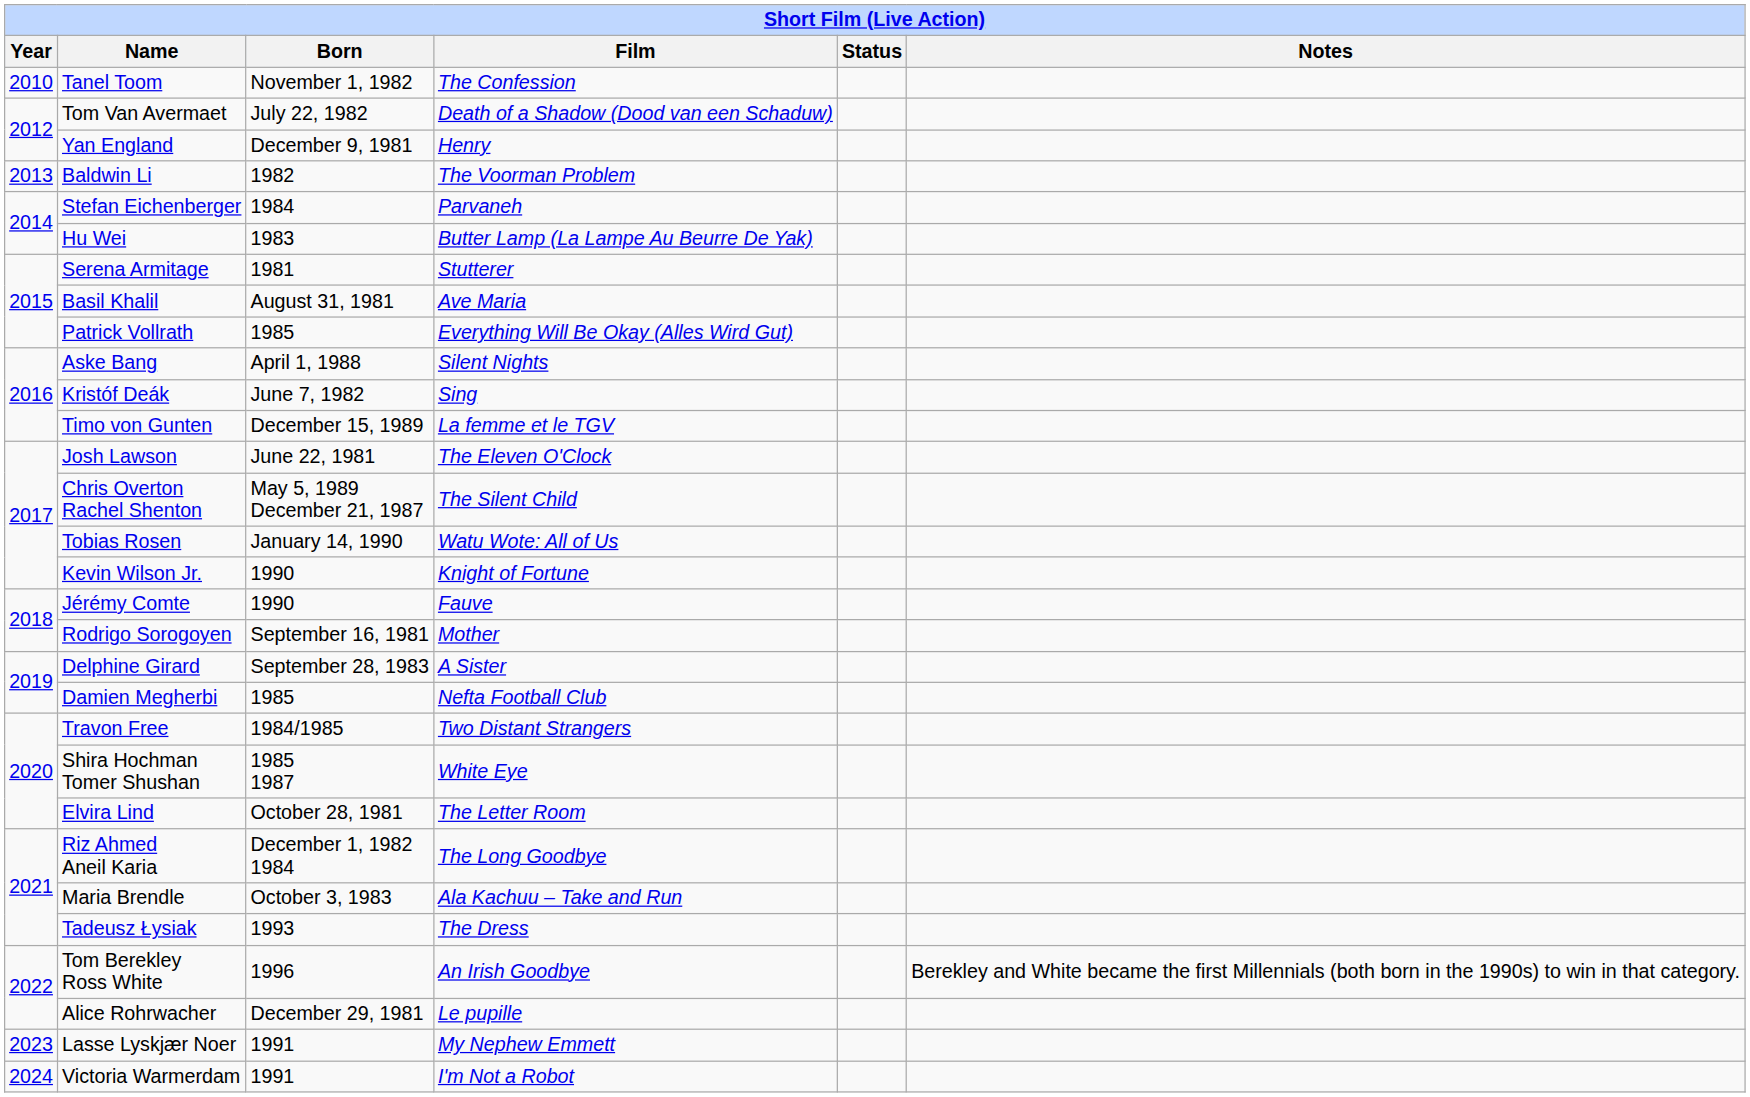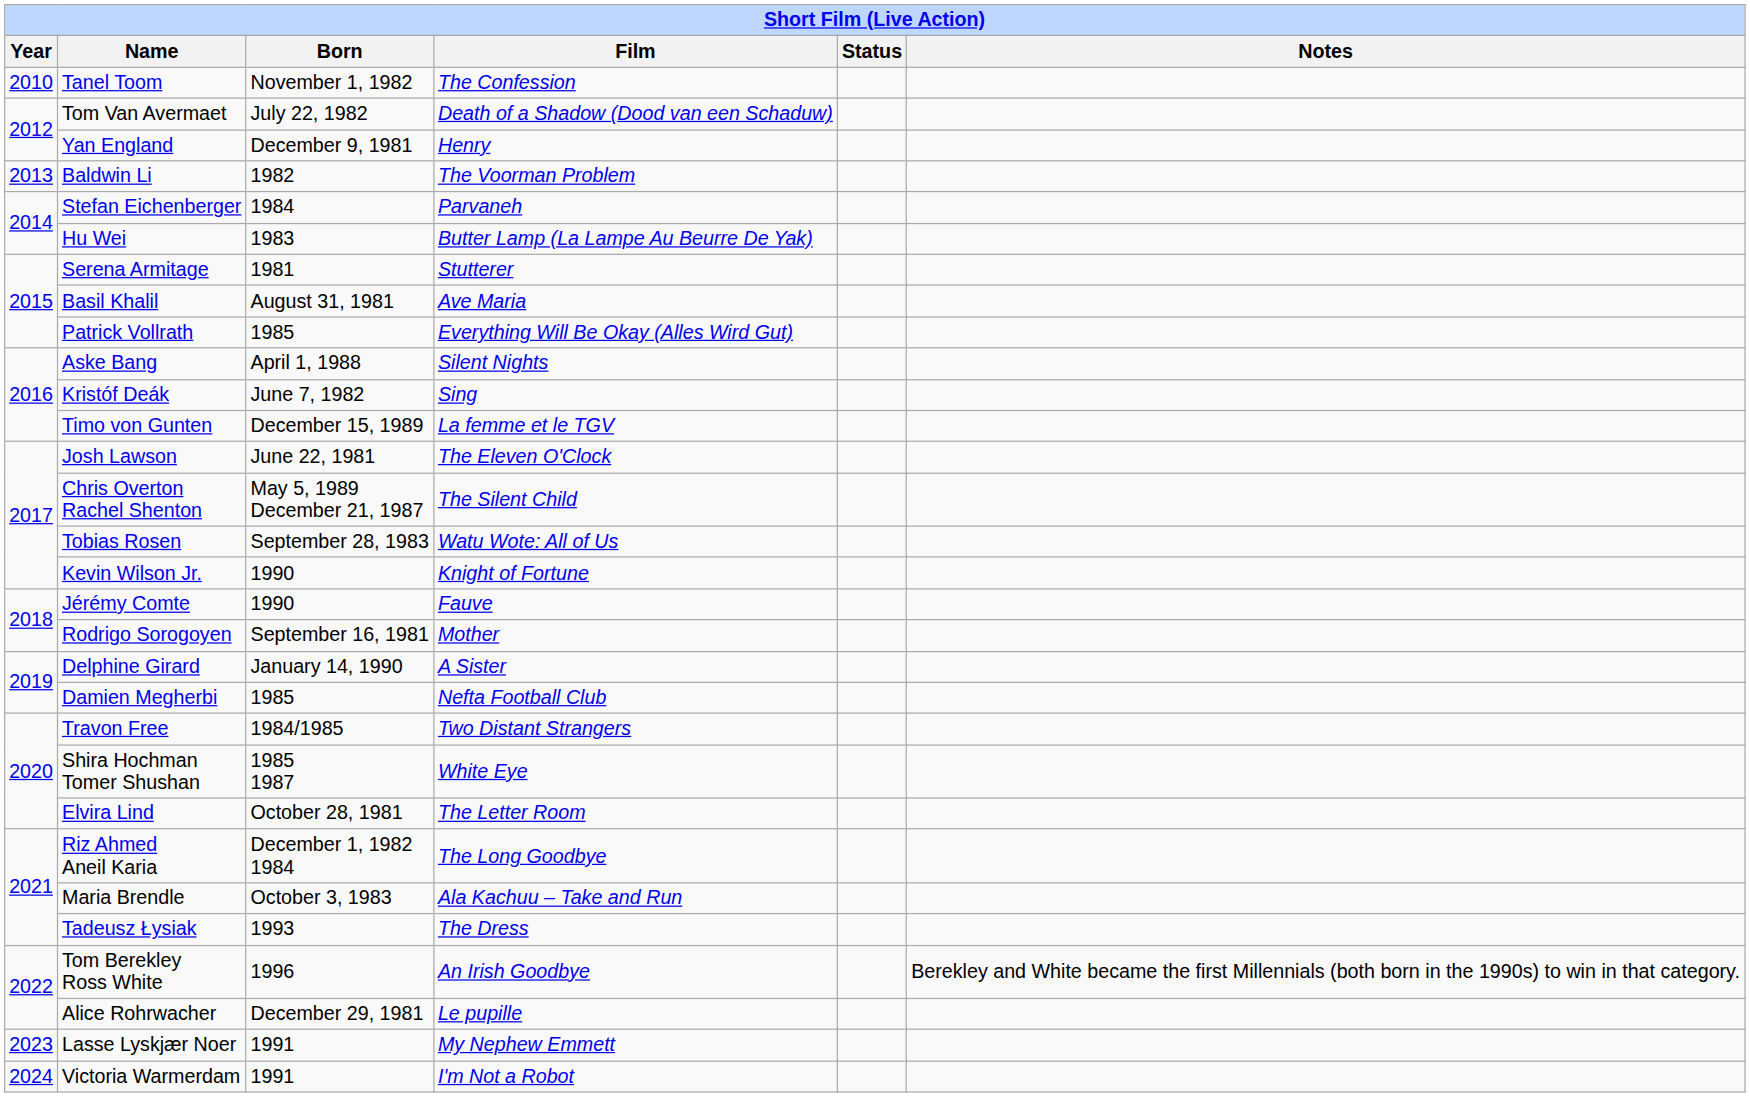(327, 541) January 14, 1990 -> (340, 541) September 28, 1983
(340, 666) September 28, 1983 -> (327, 666) January 14, 1990
